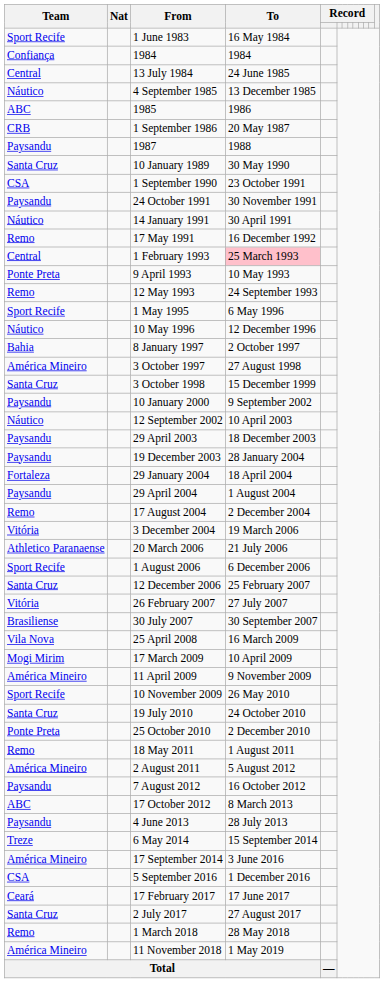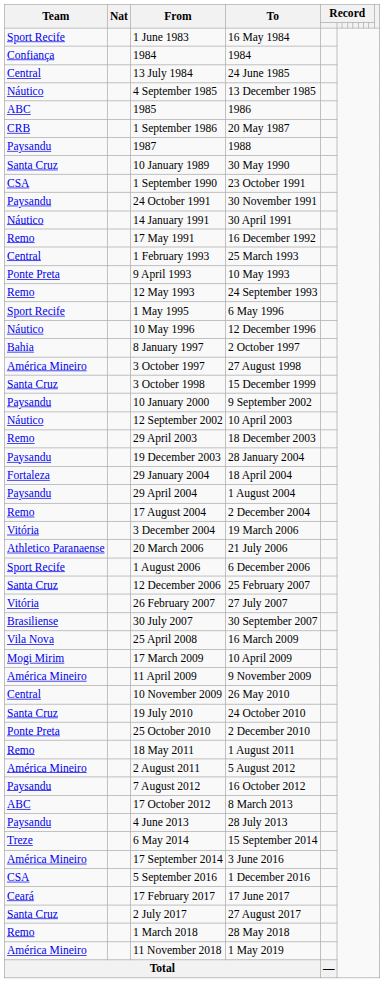(263, 256) pink background -> (263, 256) no background
(29, 439) Paysandu -> (21, 439) Remo
(36, 694) Sport Recife -> (24, 694) Central
